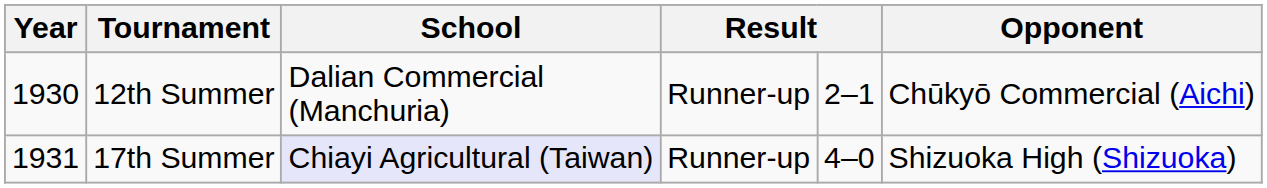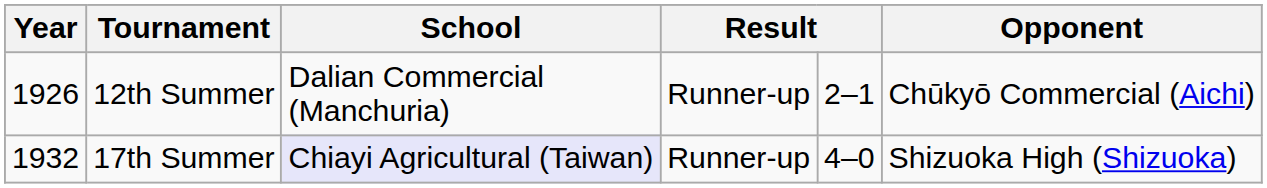(46, 93) 1930 -> (46, 93) 1926
(46, 158) 1931 -> (46, 158) 1932
